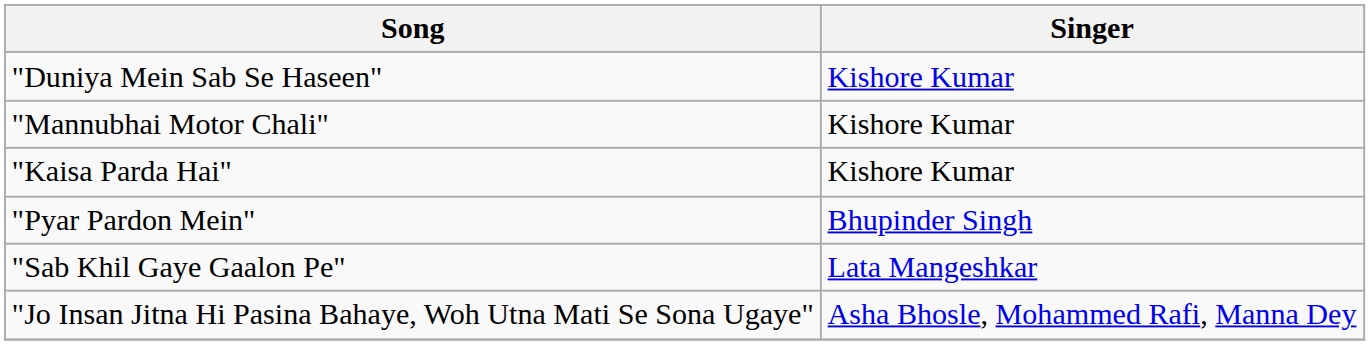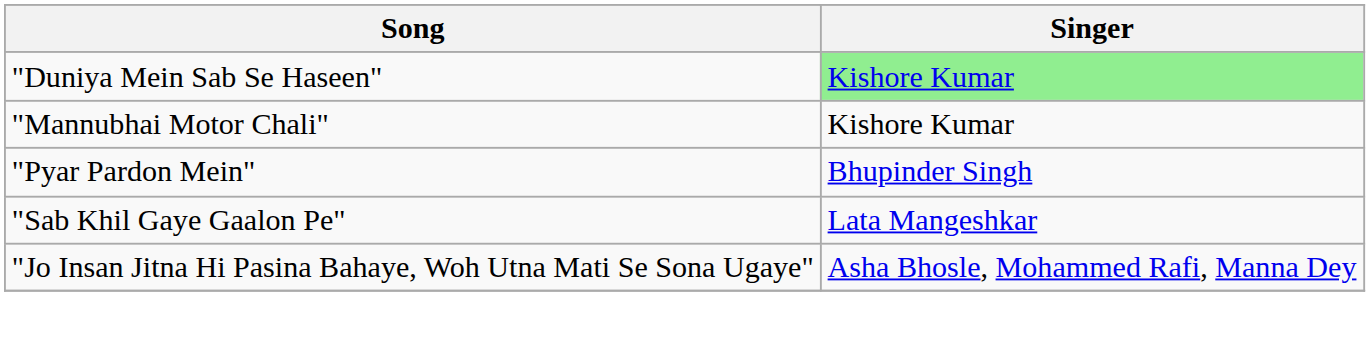(921, 76) no background -> (921, 76) lightgreen background
- row: (122, 171)
